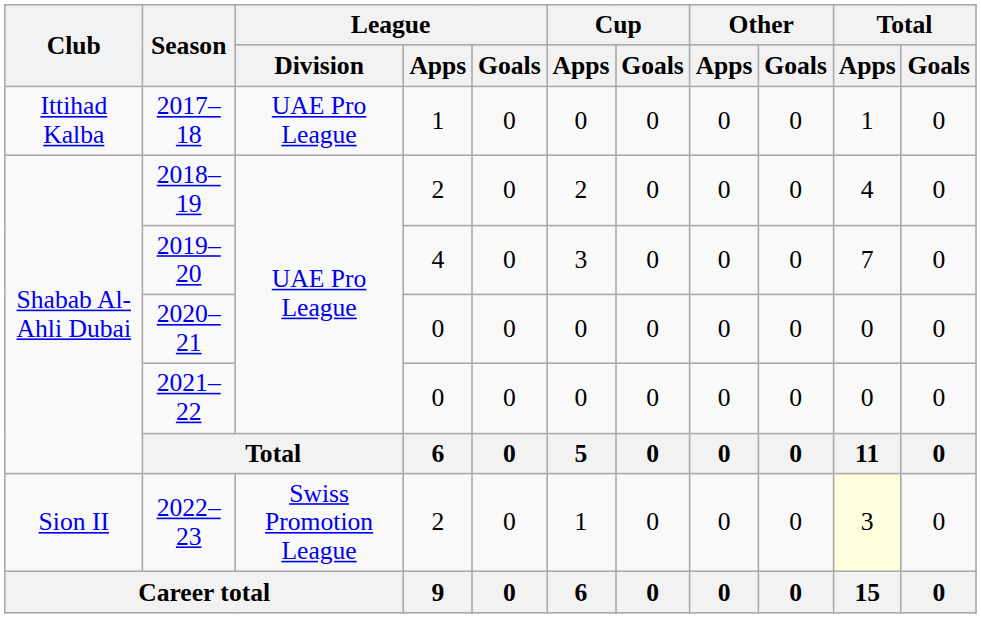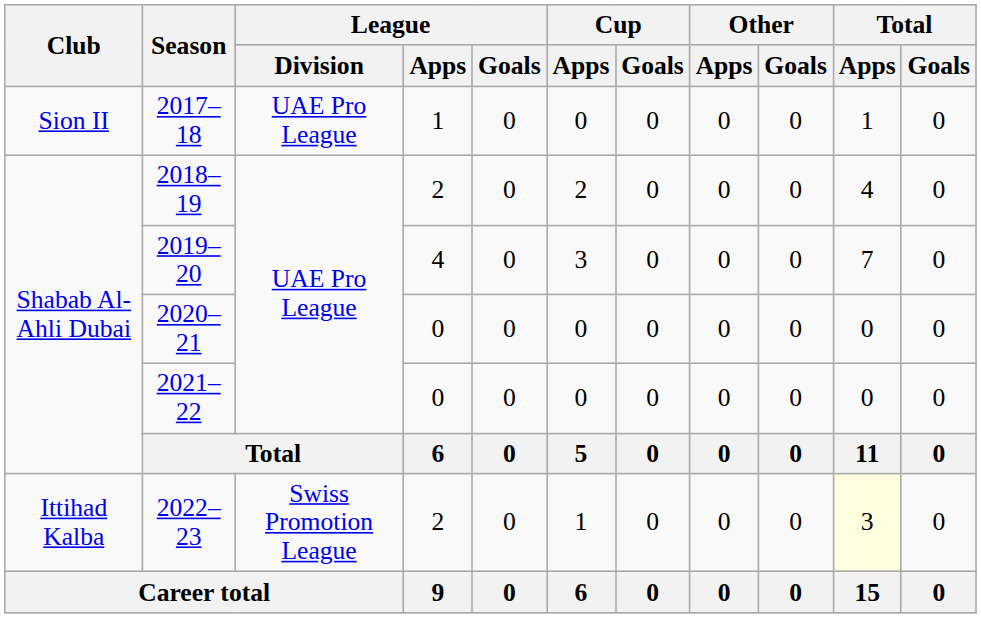(74, 120) Ittihad Kalba -> (74, 120) Sion II
(74, 522) Sion II -> (74, 522) Ittihad Kalba
